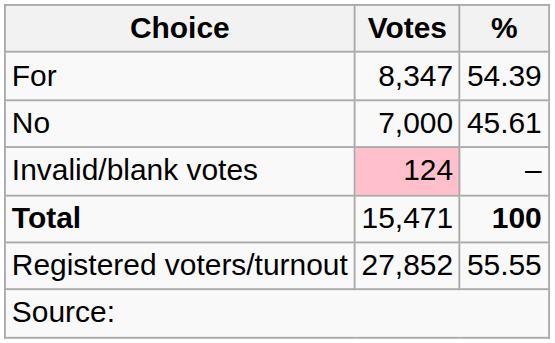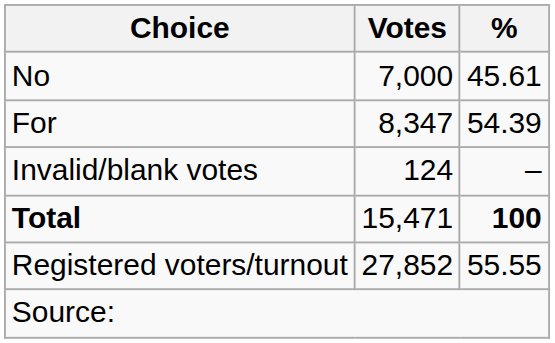rows swapped: (34, 75) <-> (31, 123)
(428, 170) pink background -> (428, 170) no background
